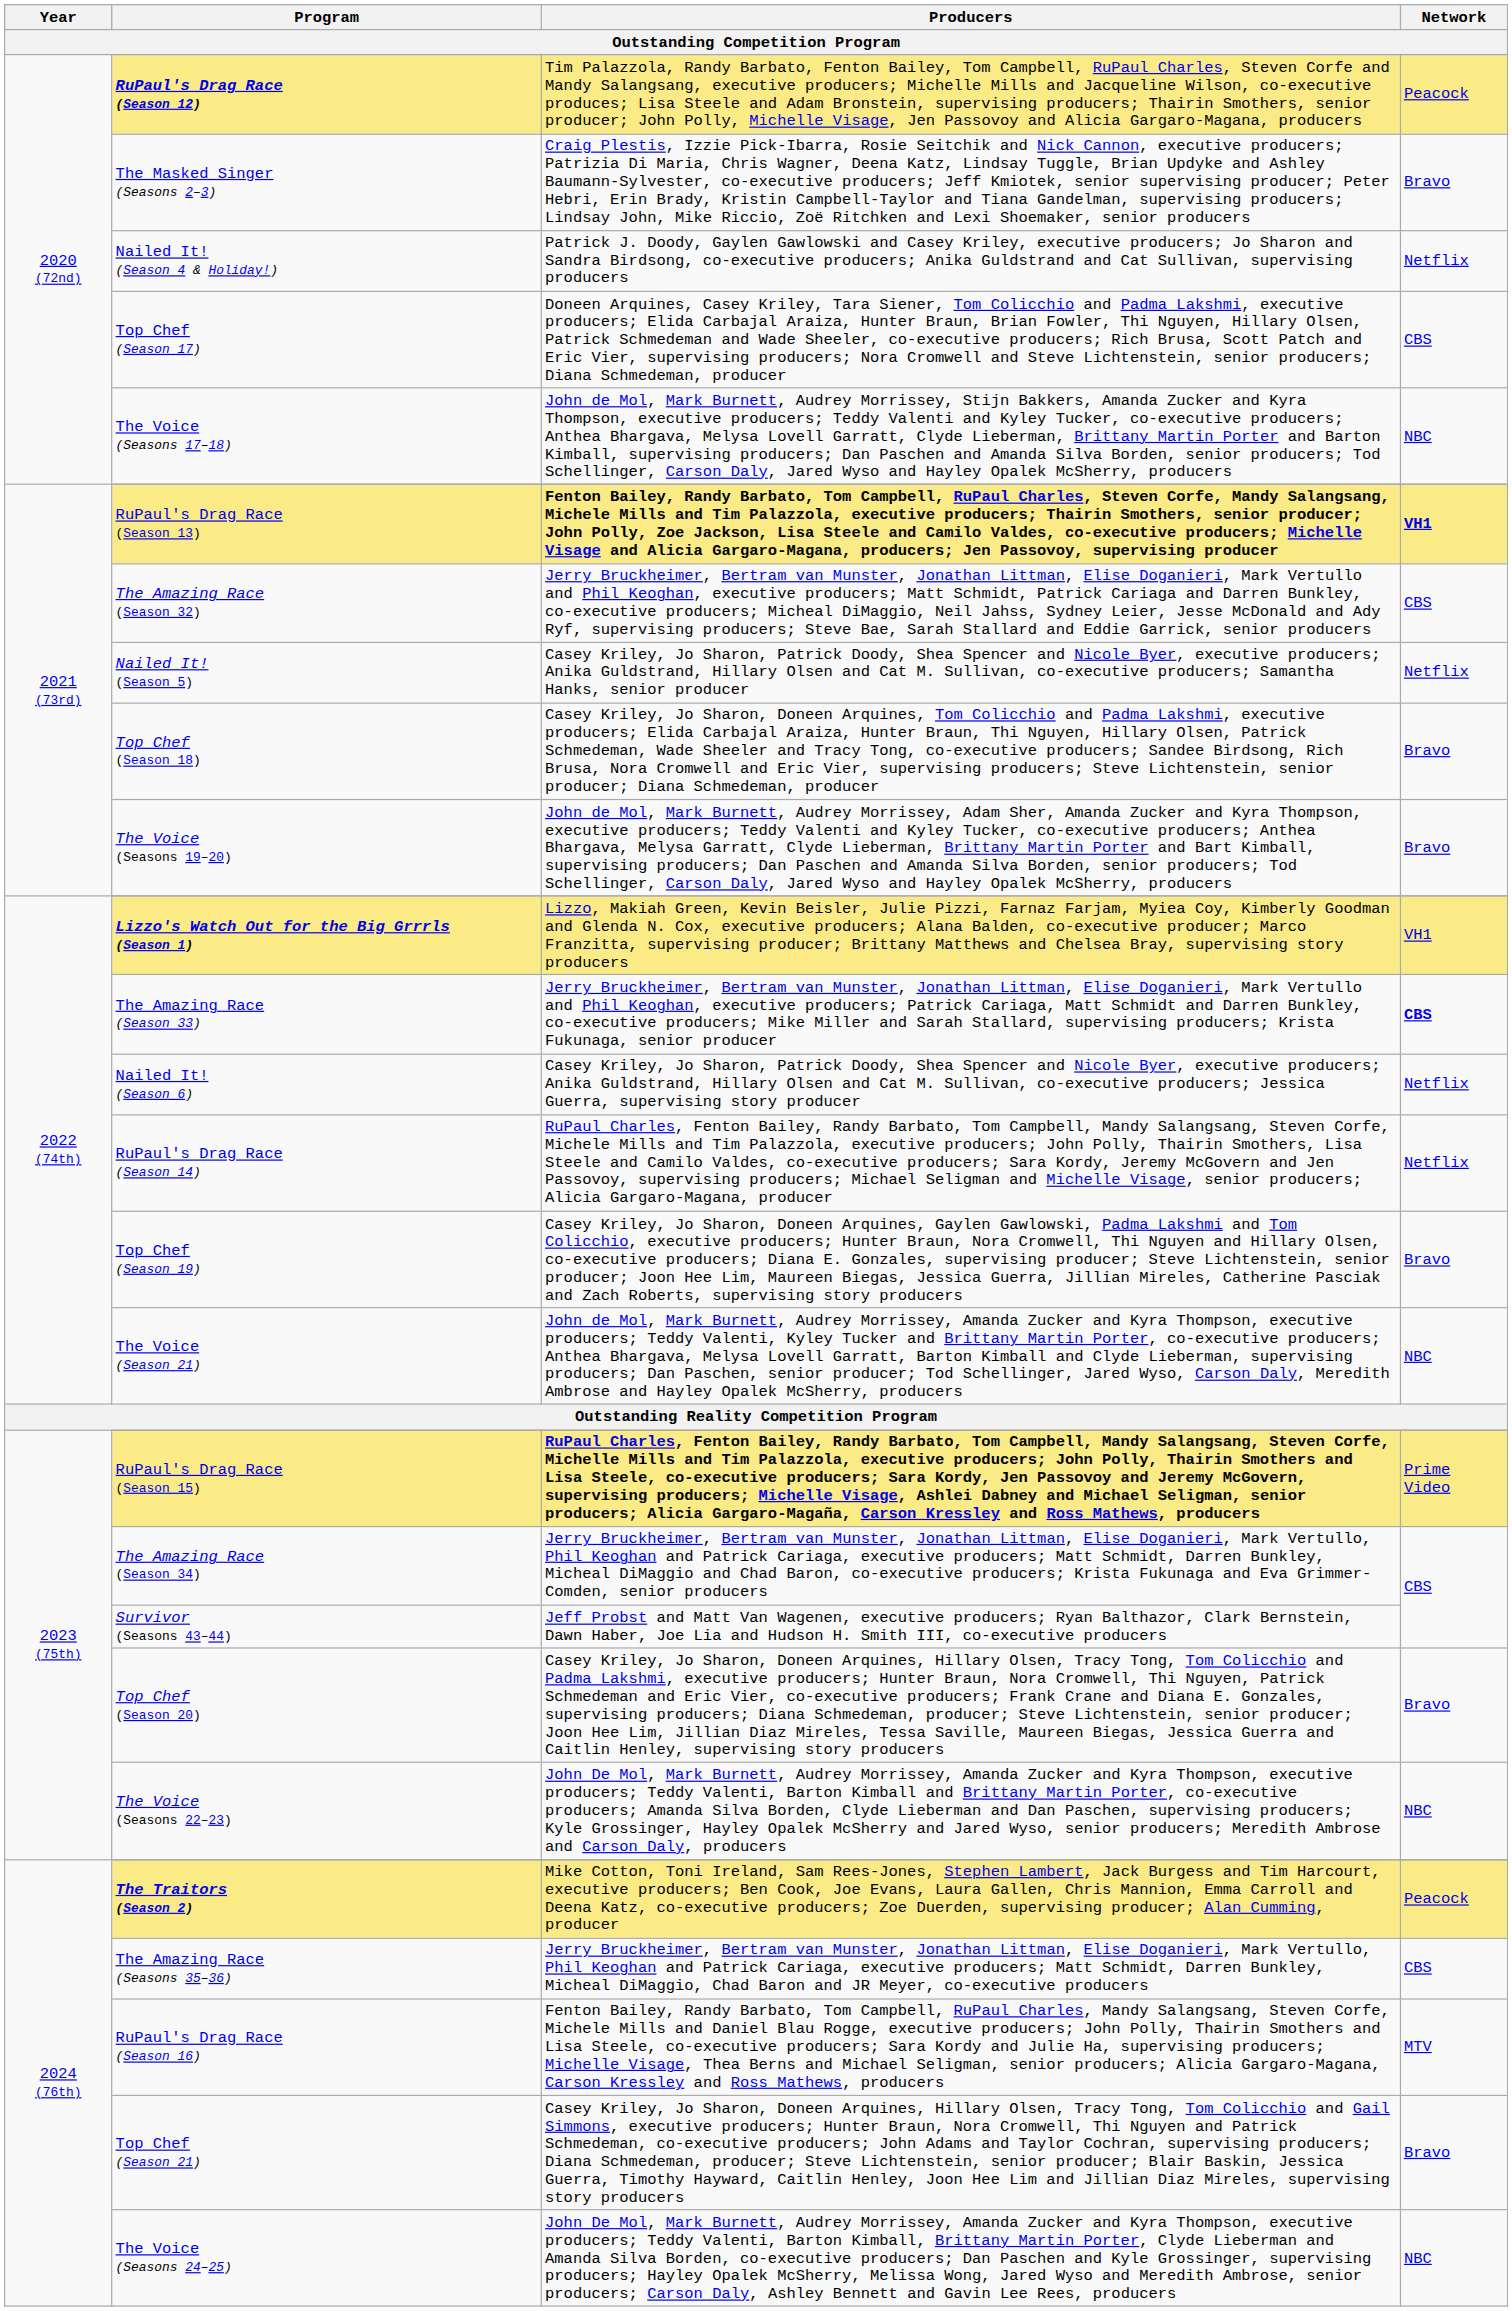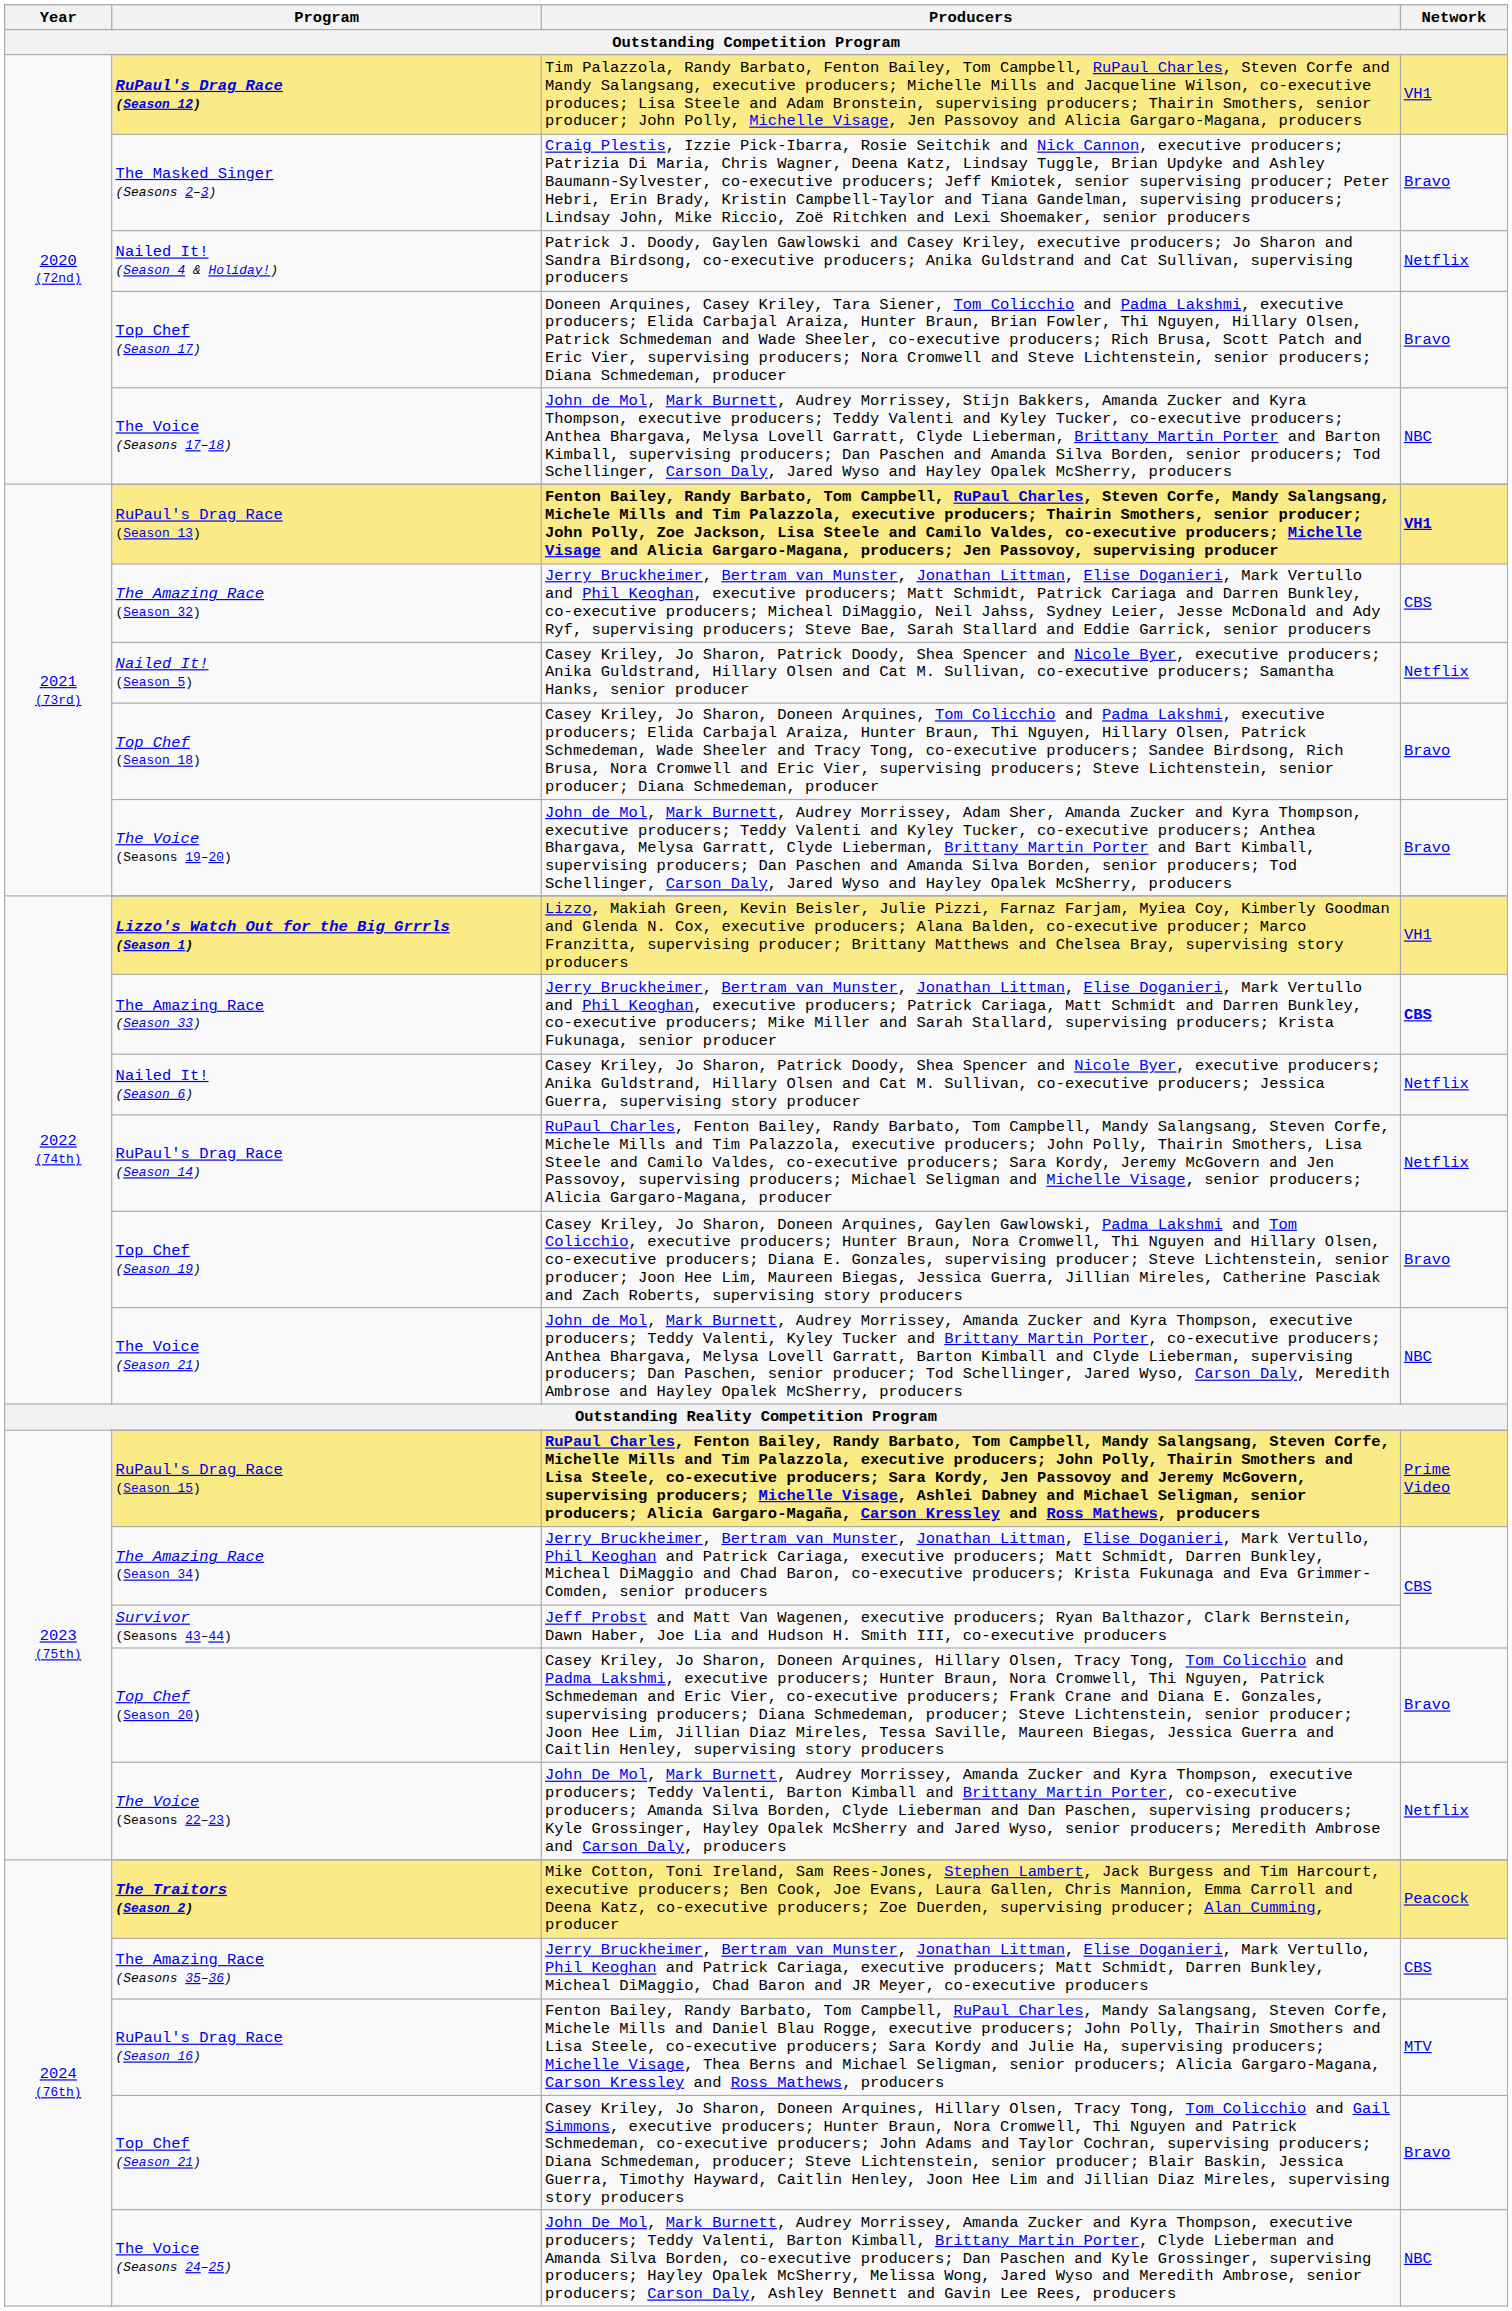(1436, 94) Peacock -> (1418, 94) VH1
(1418, 340) CBS -> (1427, 340) Bravo
(1418, 1811) NBC -> (1436, 1811) Netflix
